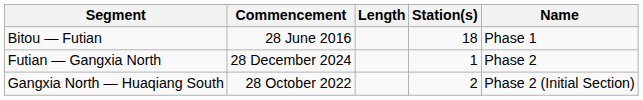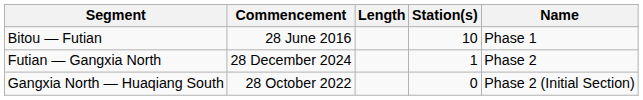(470, 38) 18 -> (470, 38) 10
(474, 83) 2 -> (474, 83) 0
